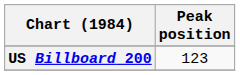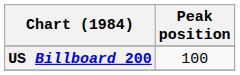(195, 58) 123 -> (195, 58) 100
